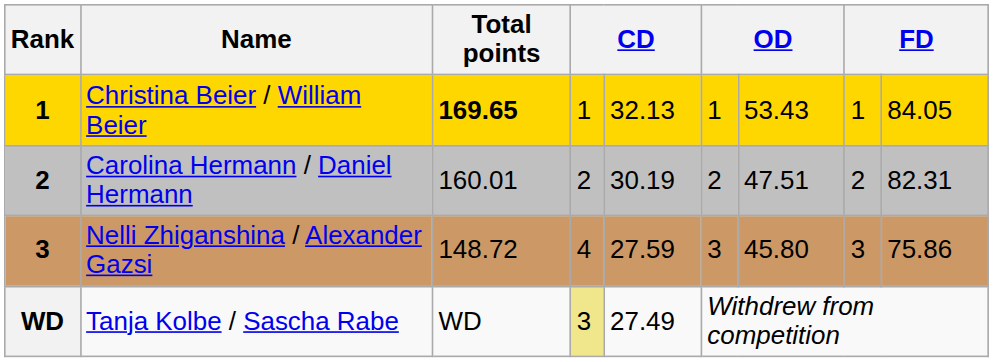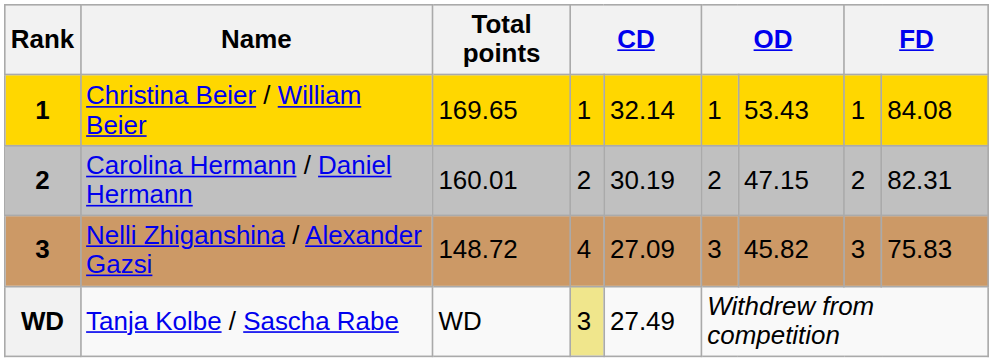(478, 109) bold -> (478, 109) normal
(643, 109) 32.13 -> (643, 109) 32.14
(920, 109) 84.05 -> (920, 109) 84.08
(776, 180) 47.51 -> (776, 180) 47.15
(643, 250) 27.59 -> (643, 250) 27.09
(776, 250) 45.80 -> (776, 250) 45.82
(920, 250) 75.86 -> (920, 250) 75.83
